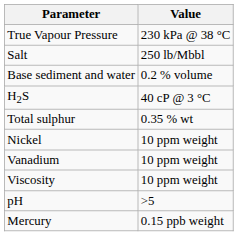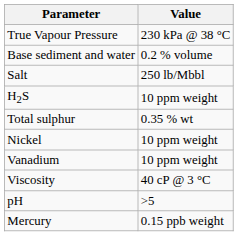rows swapped: (71, 75) <-> (17, 55)
(176, 97) 40 cP @ 3 °C -> (179, 97) 10 ppm weight
(179, 180) 10 ppm weight -> (176, 180) 40 cP @ 3 °C
